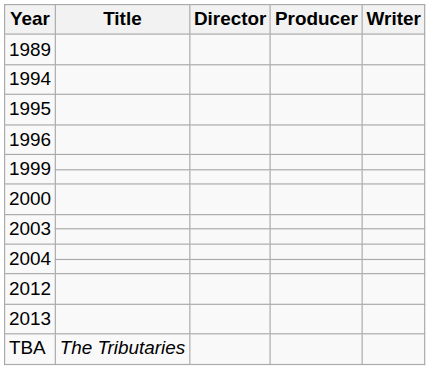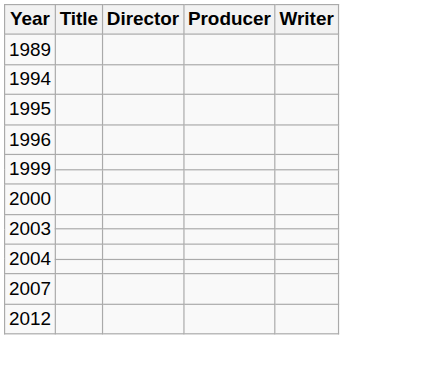+ row: (30, 288)
- row: (30, 318)
- row: (27, 348)
